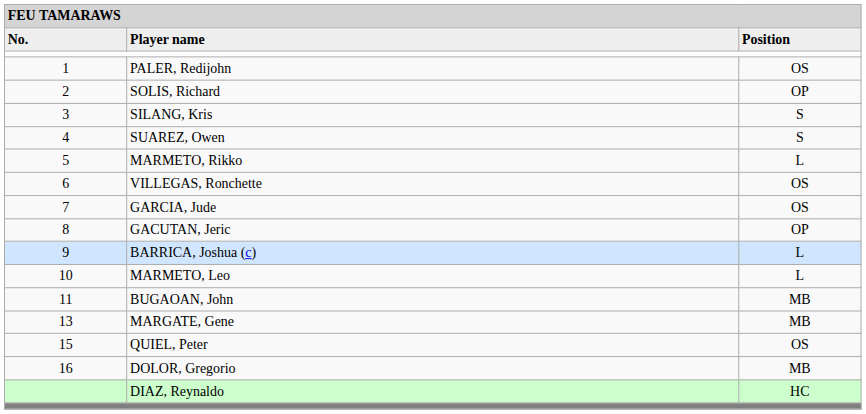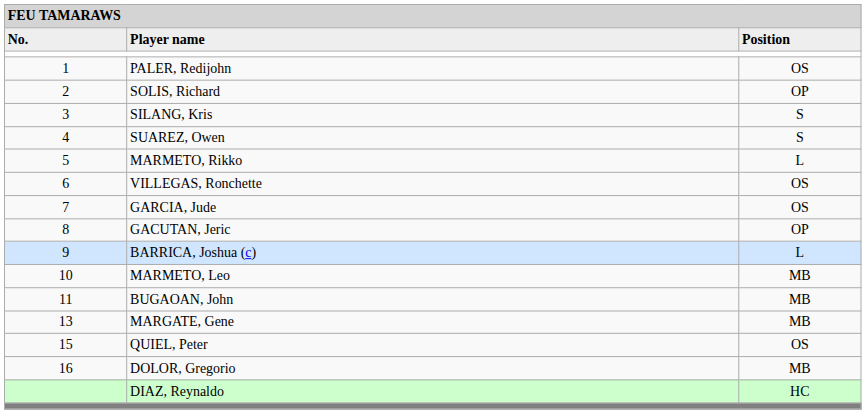(800, 276) L -> (800, 276) MB
